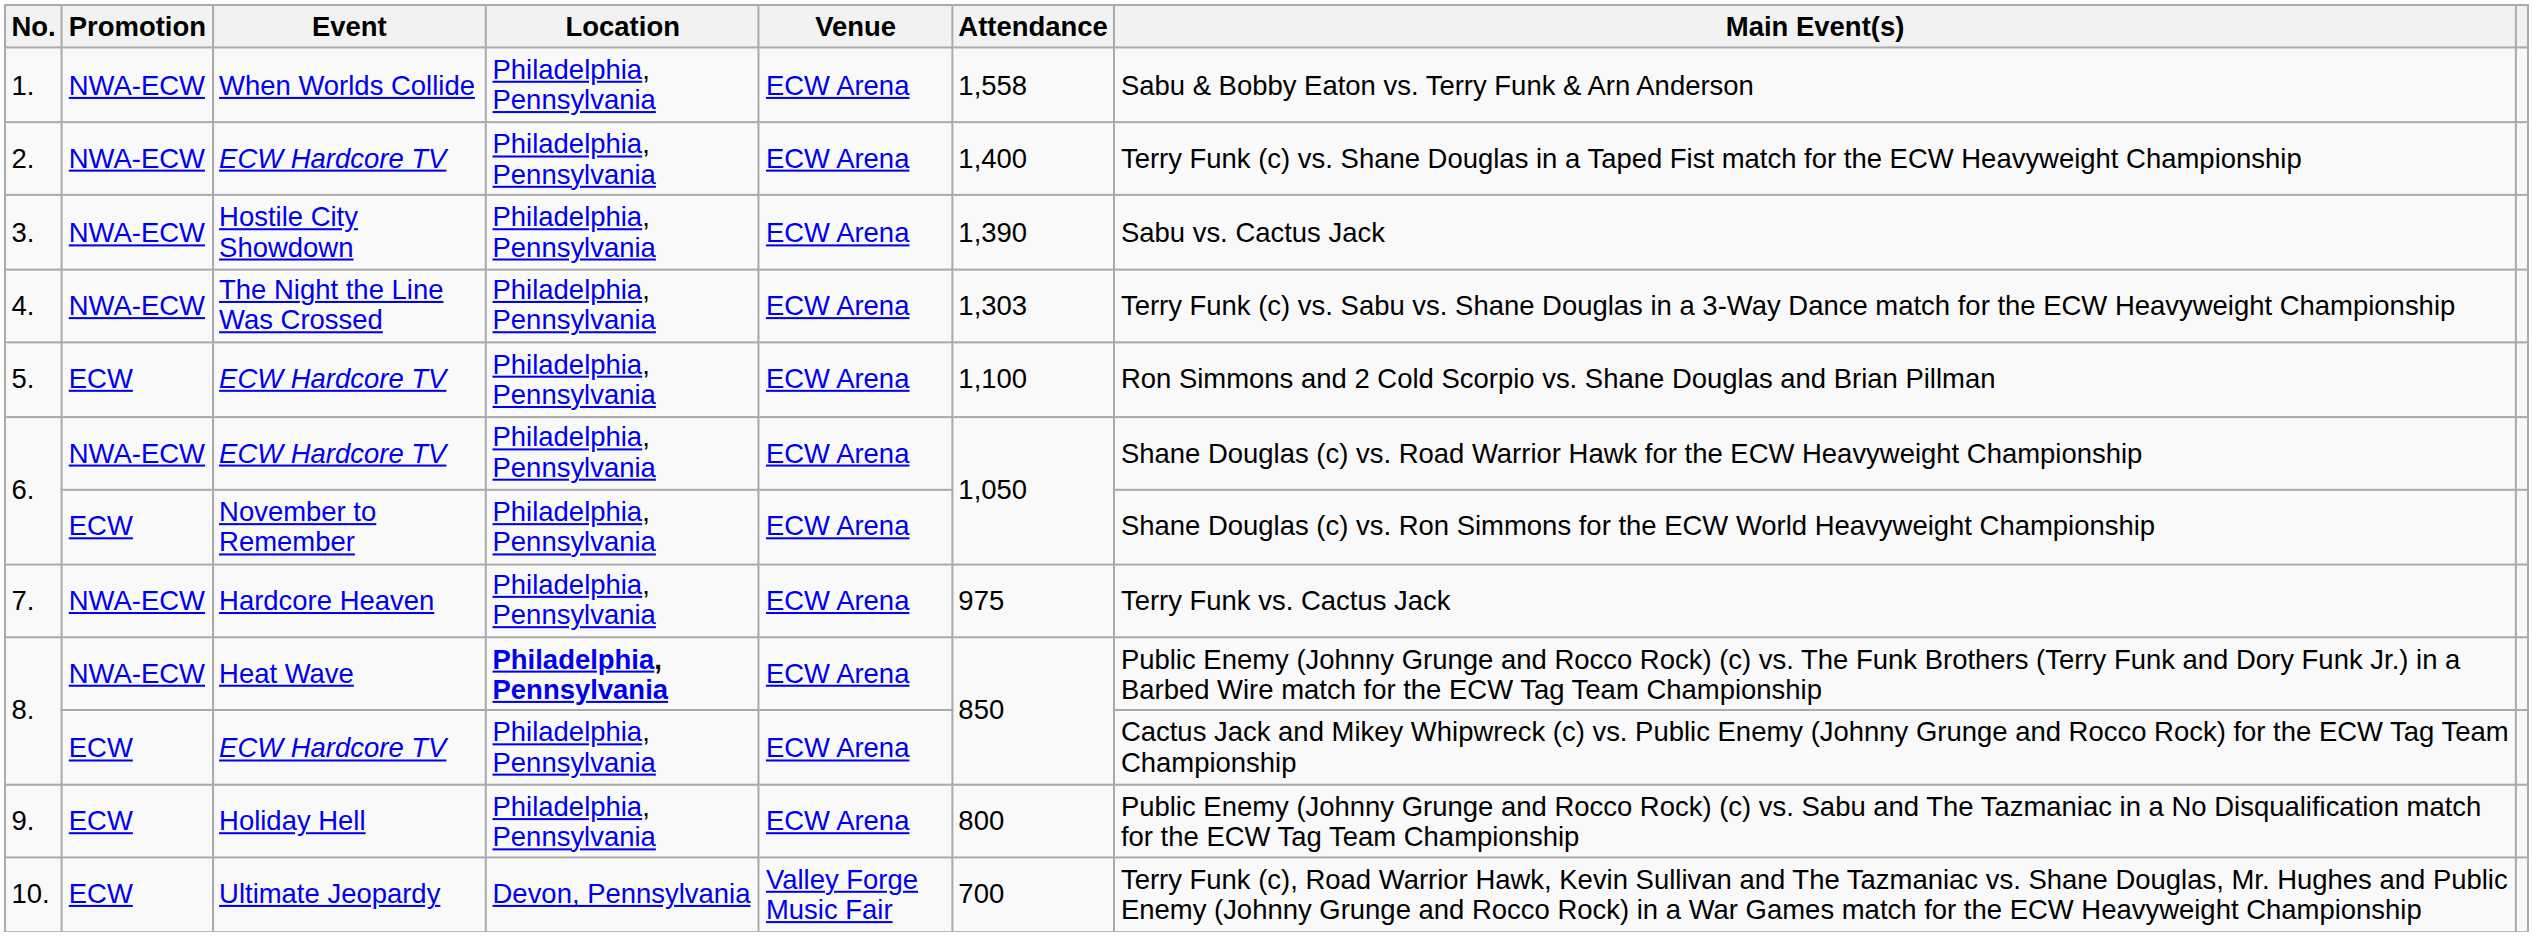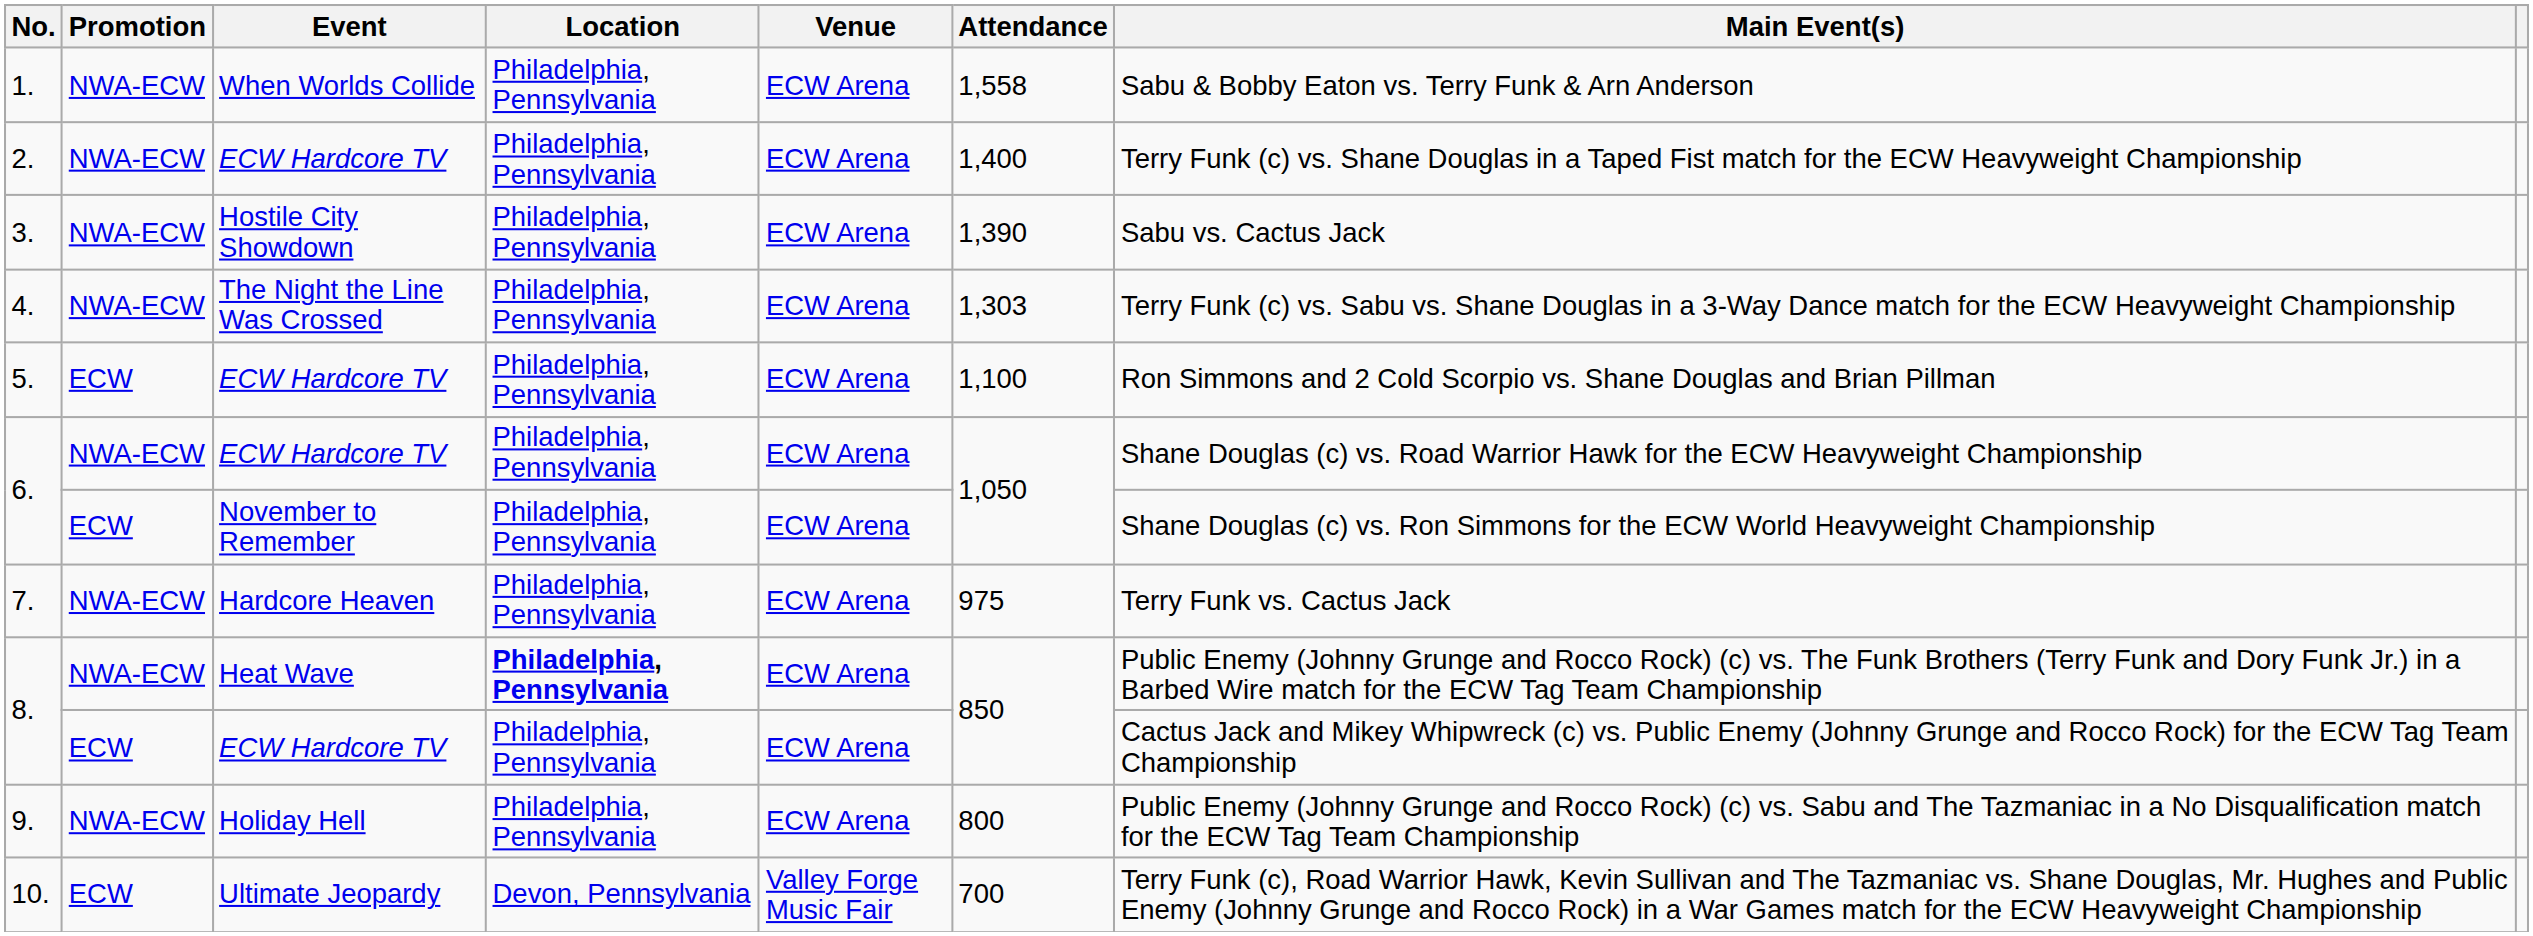(101, 821) ECW -> (137, 821) NWA-ECW
